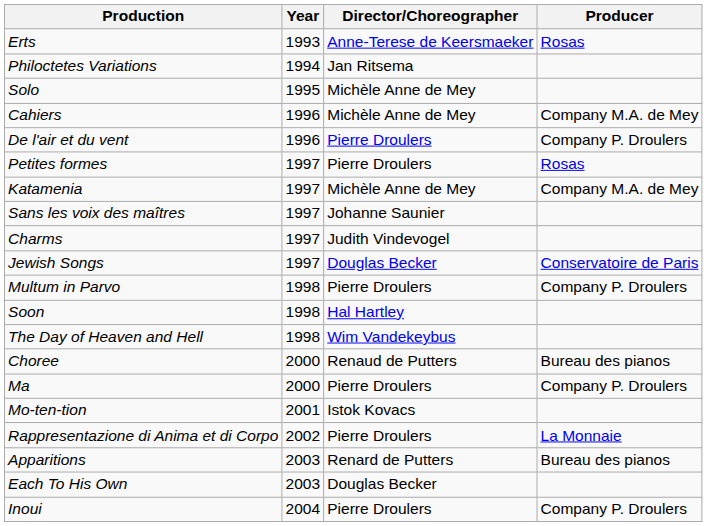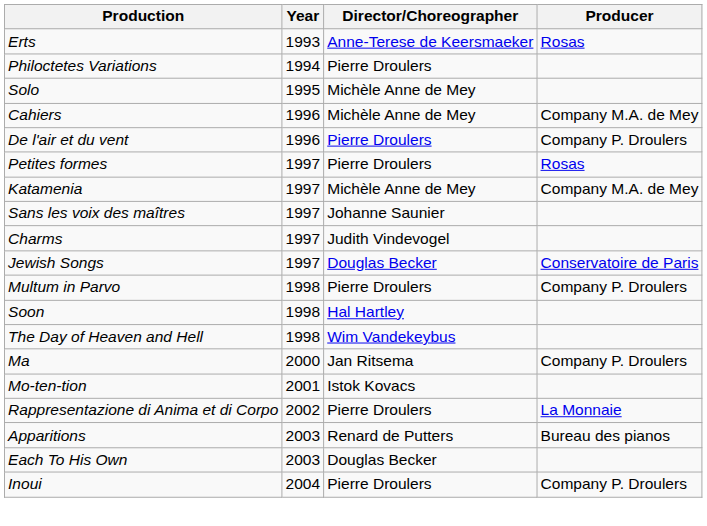(370, 66) Jan Ritsema -> (379, 66) Pierre Droulers
- row: (34, 361)
(379, 386) Pierre Droulers -> (370, 361) Jan Ritsema
